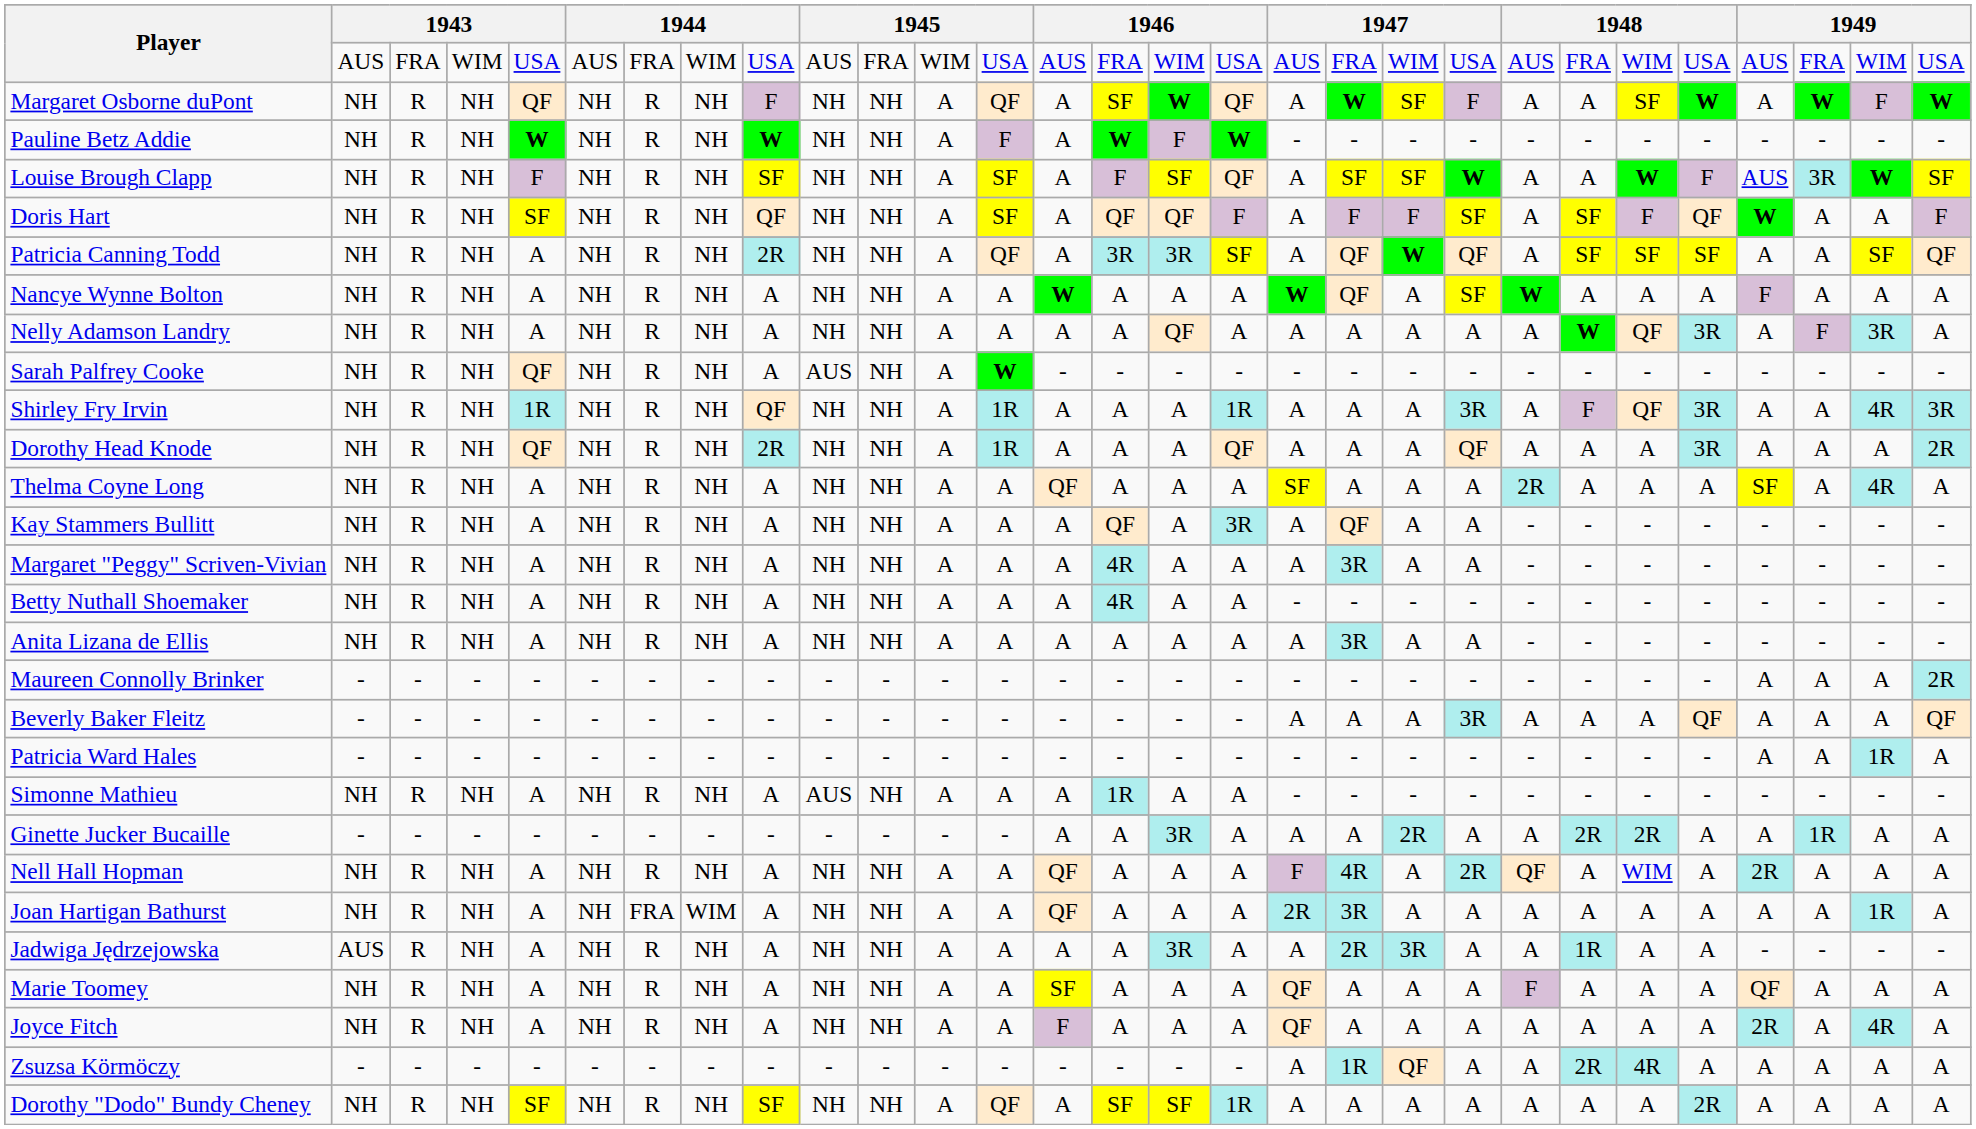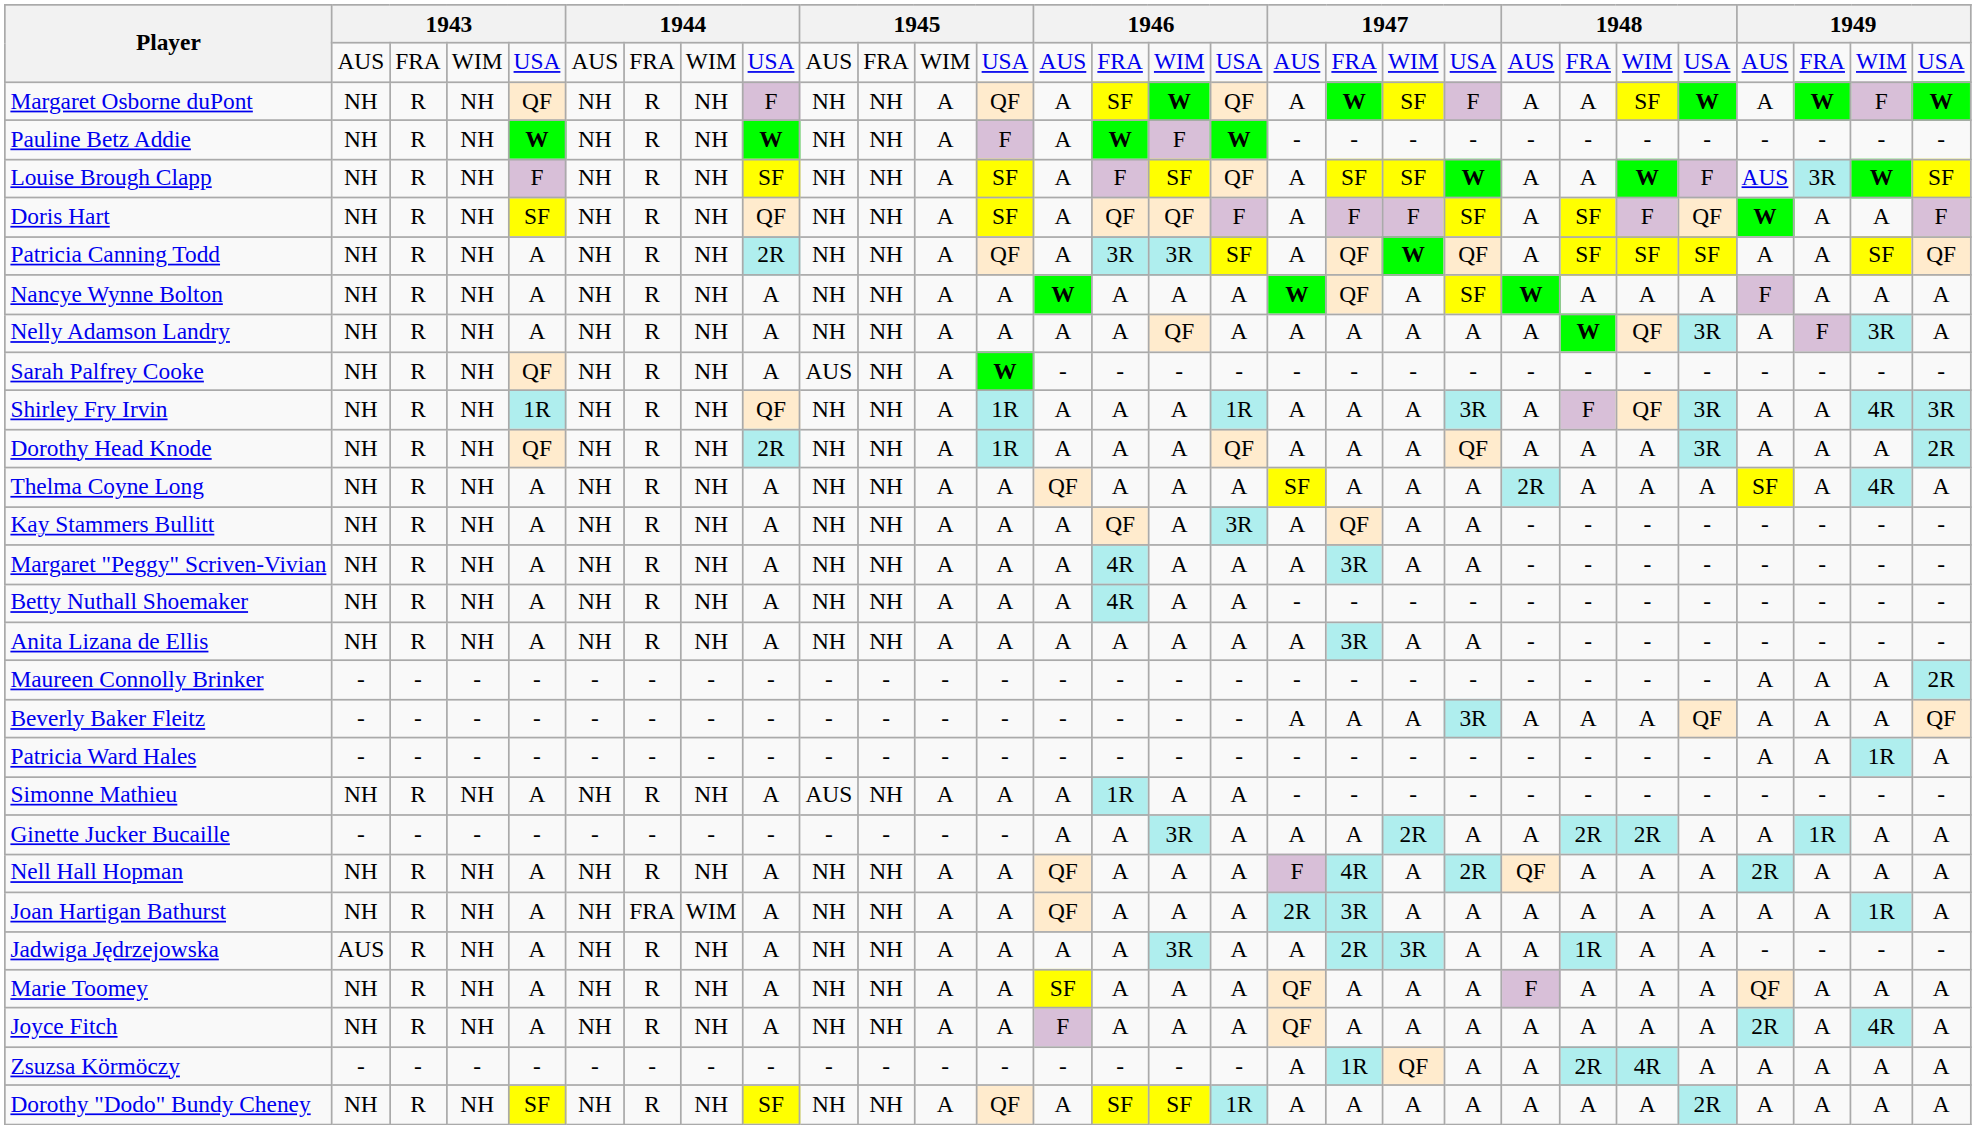(1647, 872) WIM -> (1647, 872) A
